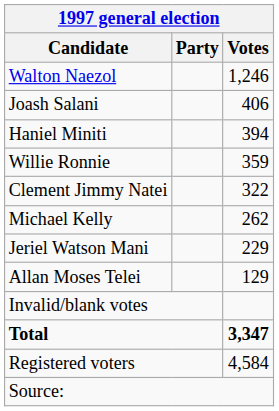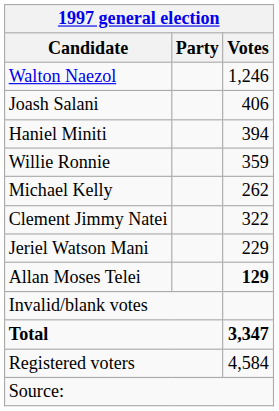rows swapped: (88, 190) <-> (61, 219)
(255, 276) normal -> (255, 276) bold
